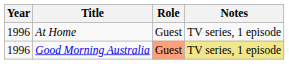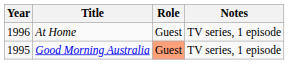(19, 50) 1996 -> (19, 50) 1995
(234, 50) khaki background -> (234, 50) no background
